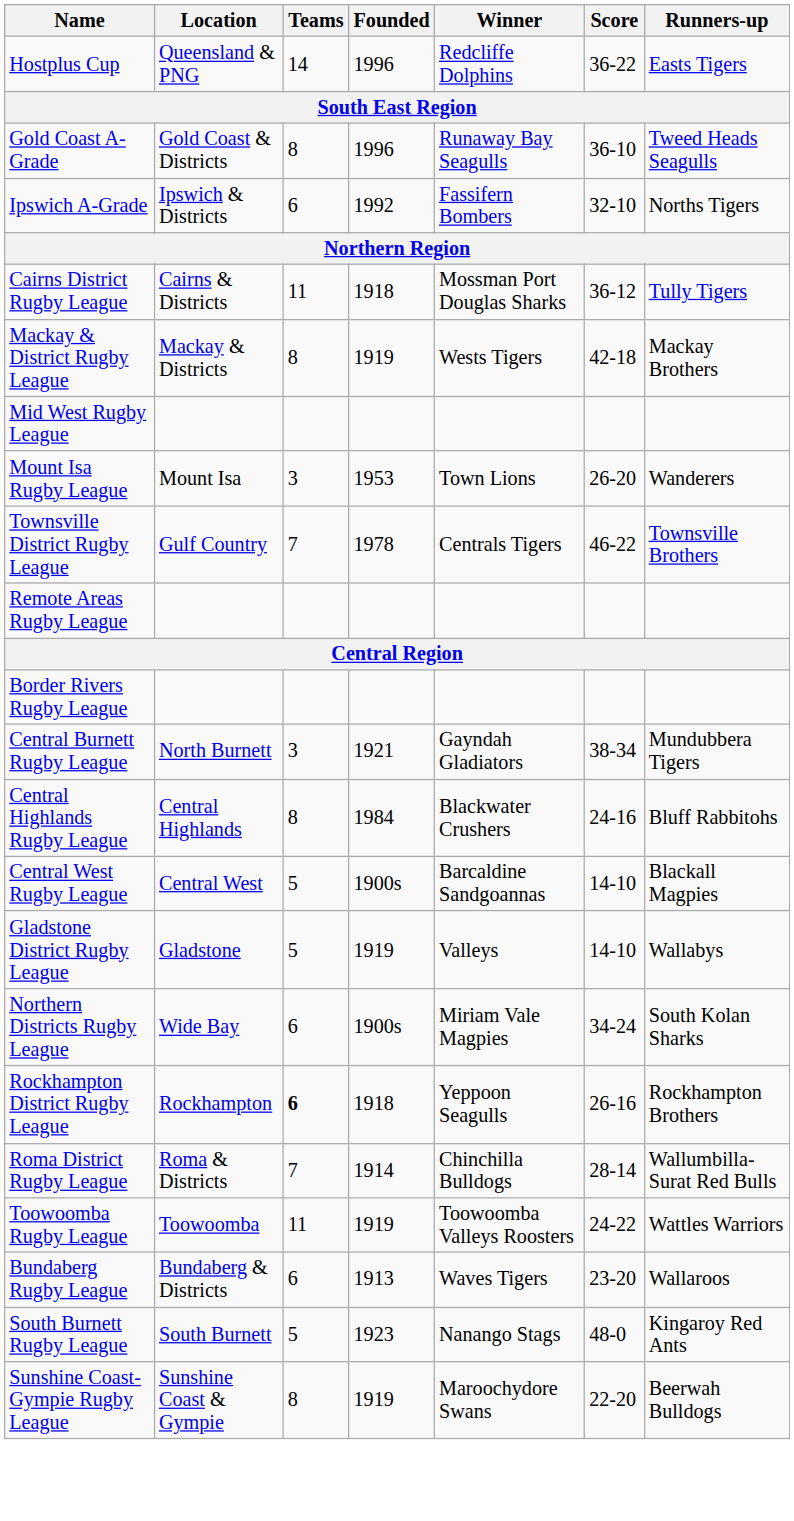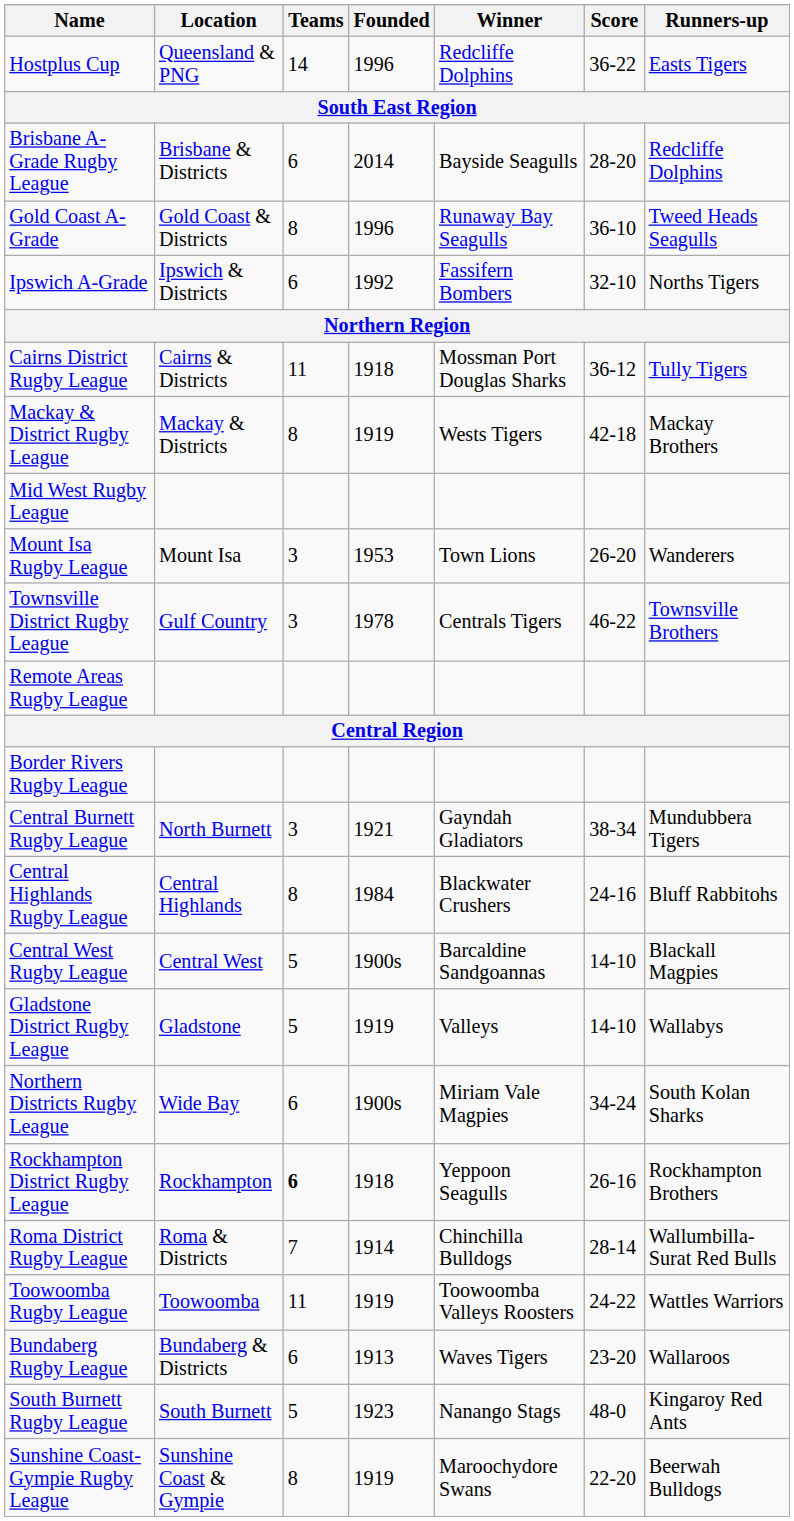+ row: (63, 161)
(293, 544) 7 -> (293, 621) 3
